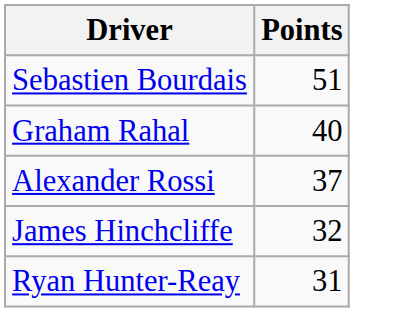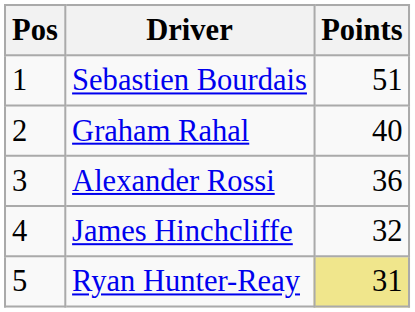+ column: (35, 29)
(327, 181) 37 -> (387, 181) 36
(327, 281) no background -> (387, 281) khaki background
